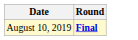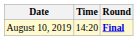+ column: (87, 12)
